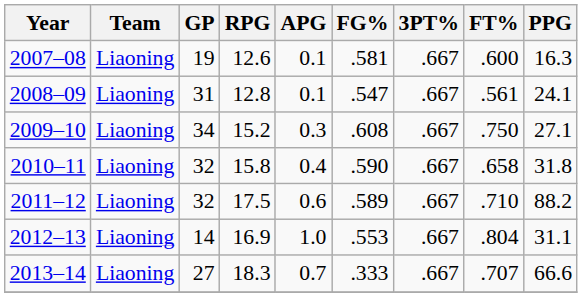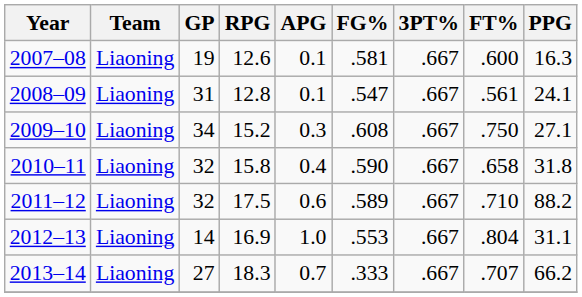(553, 273) 66.6 -> (553, 273) 66.2
